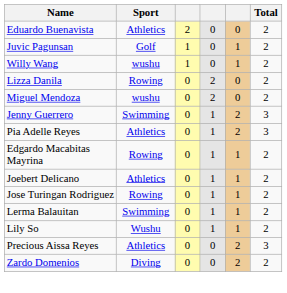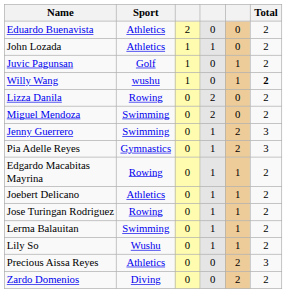+ row: (34, 47)
(266, 64) normal -> (266, 81) bold
(146, 98) wushu -> (146, 115) Swimming
(146, 132) Athletics -> (146, 149) Gymnastics
